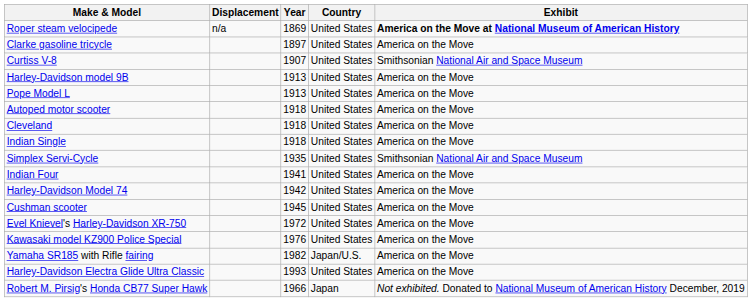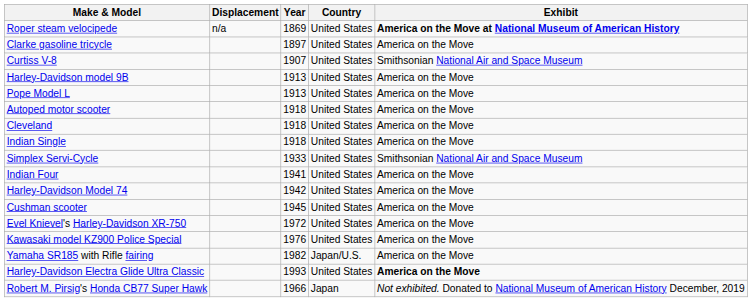(295, 158) 1935 -> (295, 158) 1933
(425, 272) normal -> (428, 272) bold
